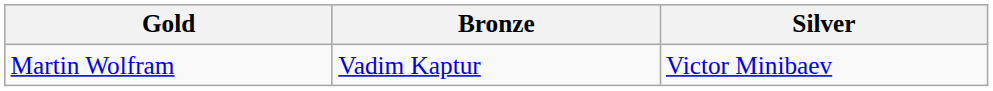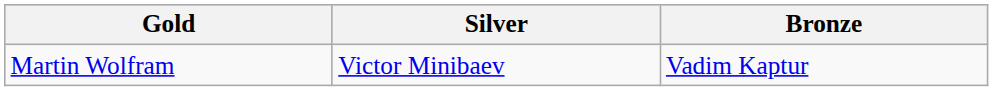columns swapped: (824, 24) <-> (496, 24)
